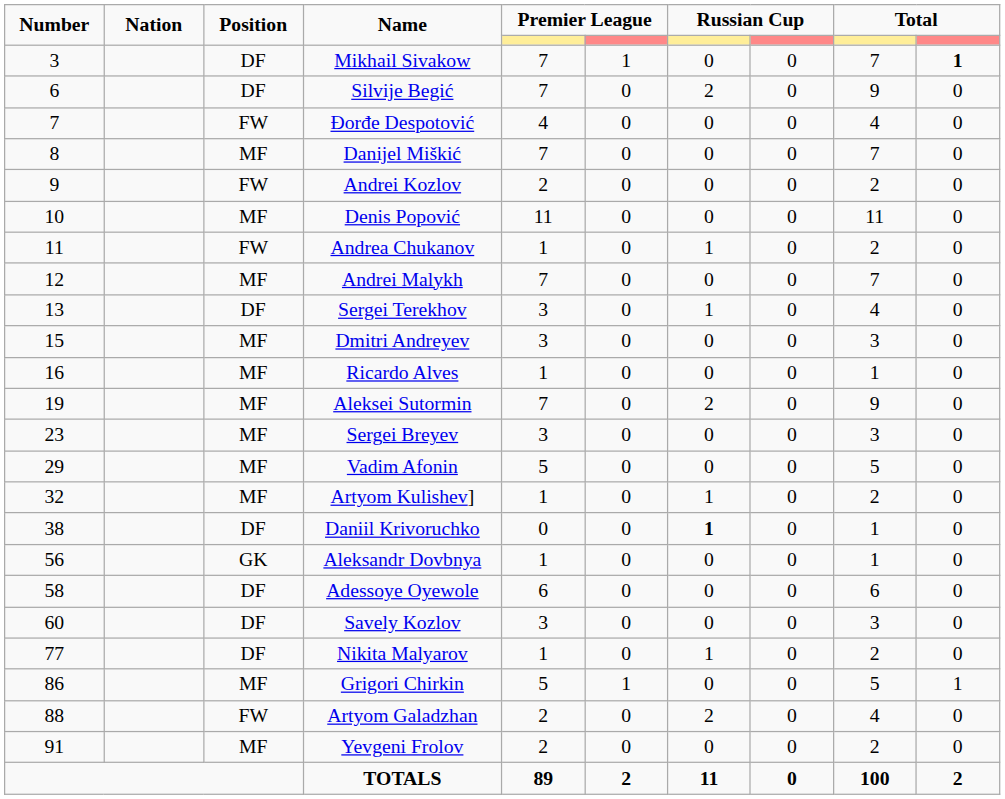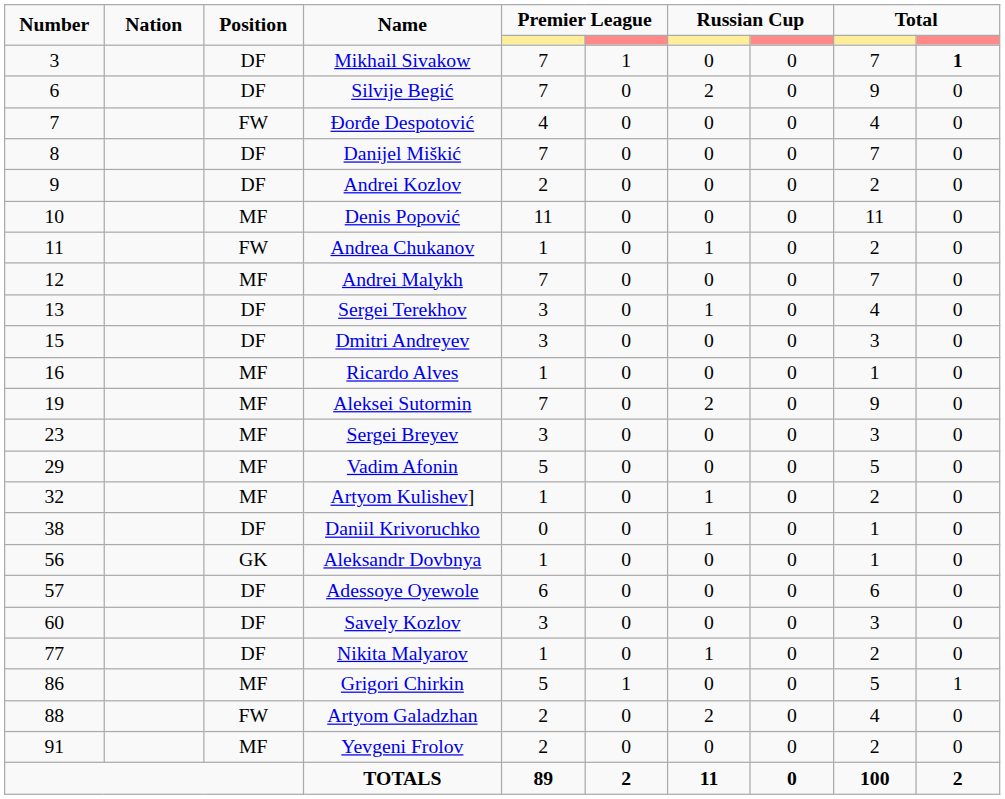(253, 154) MF -> (253, 154) DF
(253, 185) FW -> (253, 185) DF
(253, 341) MF -> (253, 341) DF
(709, 528) bold -> (709, 528) normal
(54, 590) 58 -> (54, 590) 57
